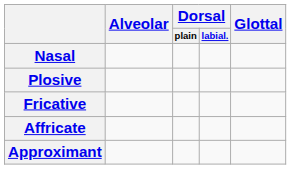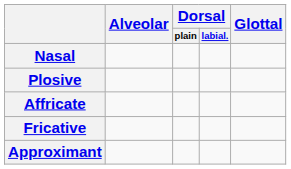rows swapped: (55, 128) <-> (55, 104)
